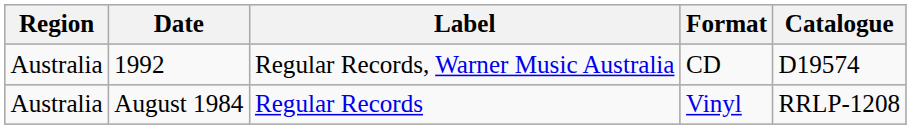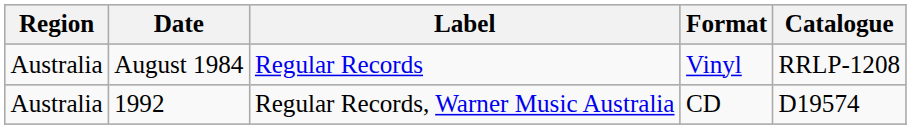rows swapped: (179, 104) <-> (139, 64)
